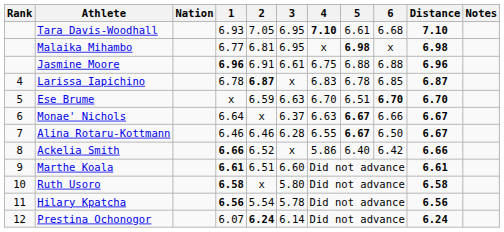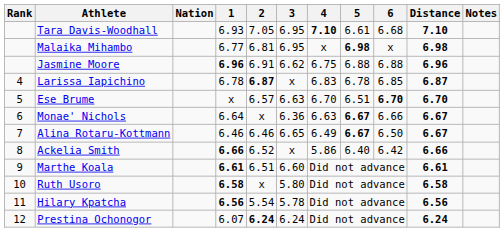(292, 64) 6.61 -> (292, 64) 6.62
(262, 99) 6.59 -> (262, 99) 6.57
(292, 116) 6.37 -> (292, 116) 6.36
(292, 133) 6.28 -> (292, 133) 6.65
(324, 133) 6.55 -> (324, 133) 6.49
(292, 219) 6.14 -> (292, 219) 6.24
